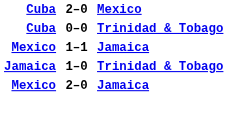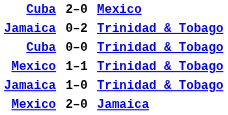+ row: (77, 29)
(123, 48) Jamaica -> (160, 67) Trinidad & Tobago
